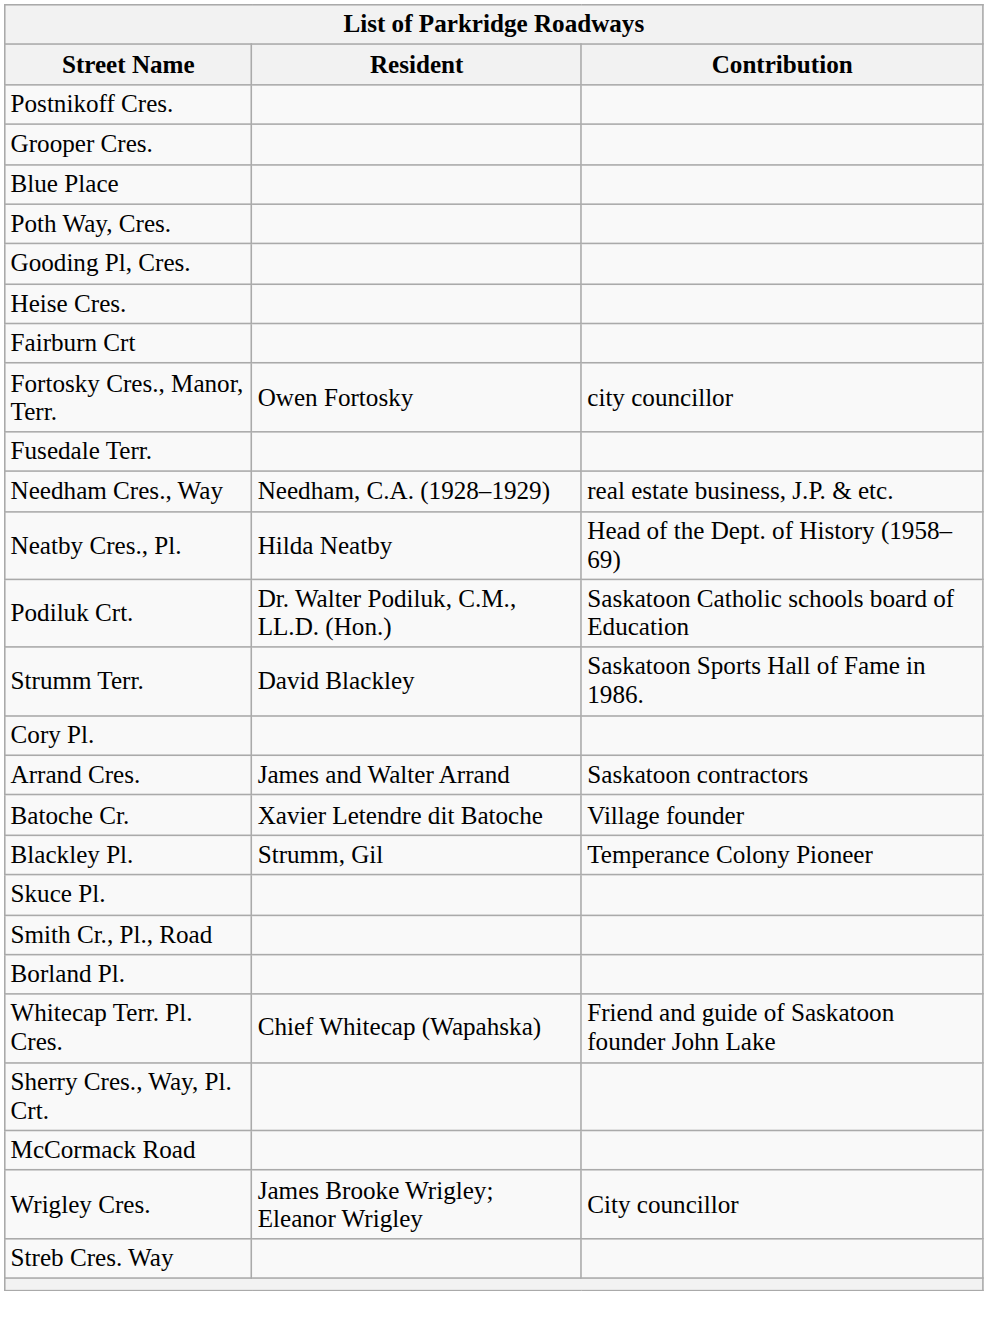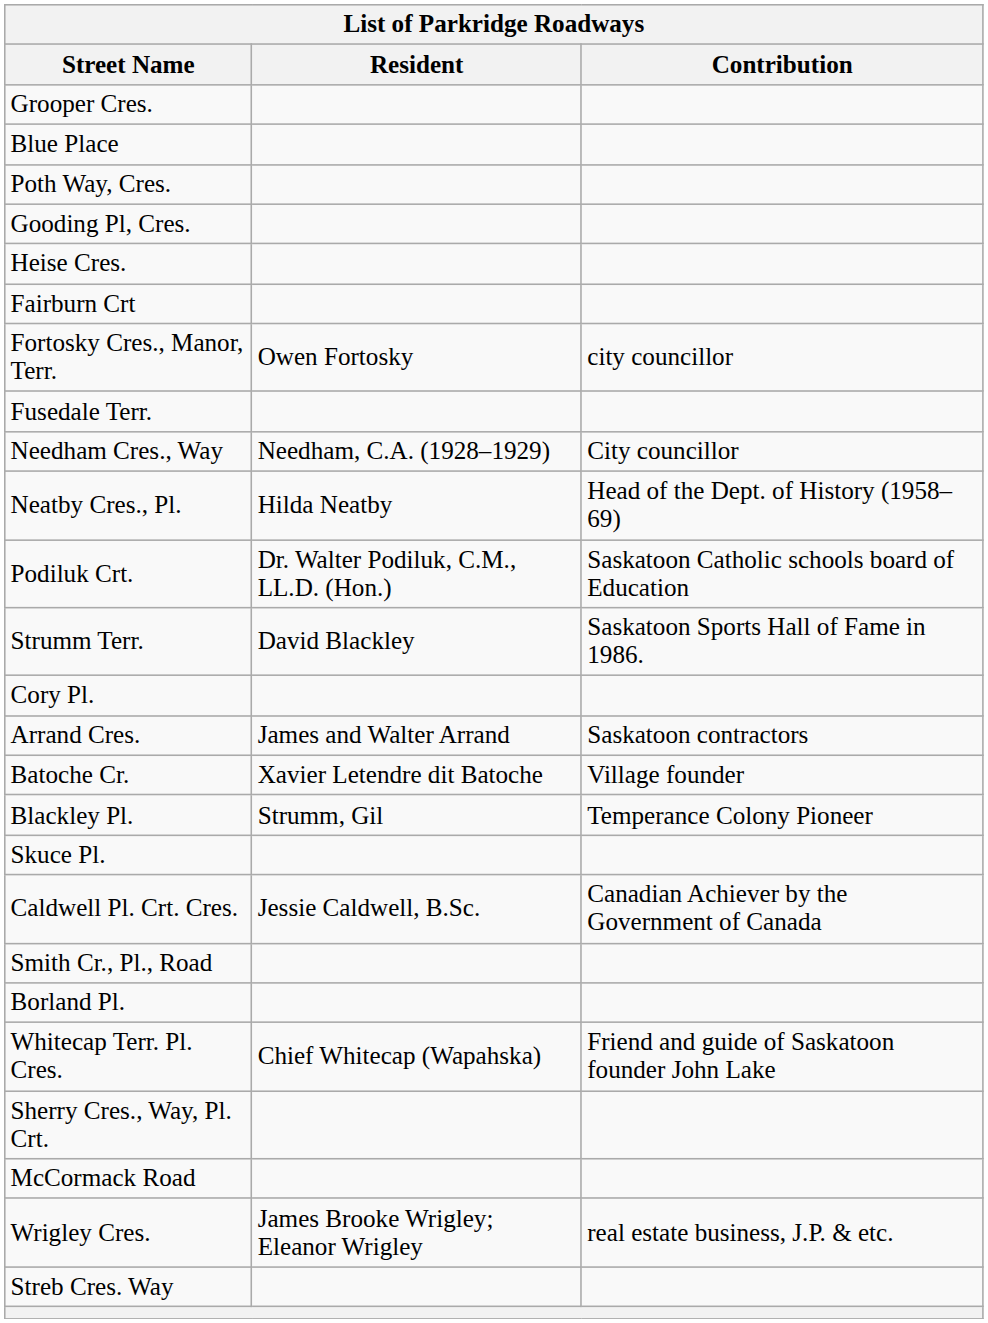- row: (92, 104)
(740, 490) real estate business, J.P. & etc. -> (663, 451) City councillor
+ row: (124, 908)
(663, 1204) City councillor -> (740, 1232) real estate business, J.P. & etc.
